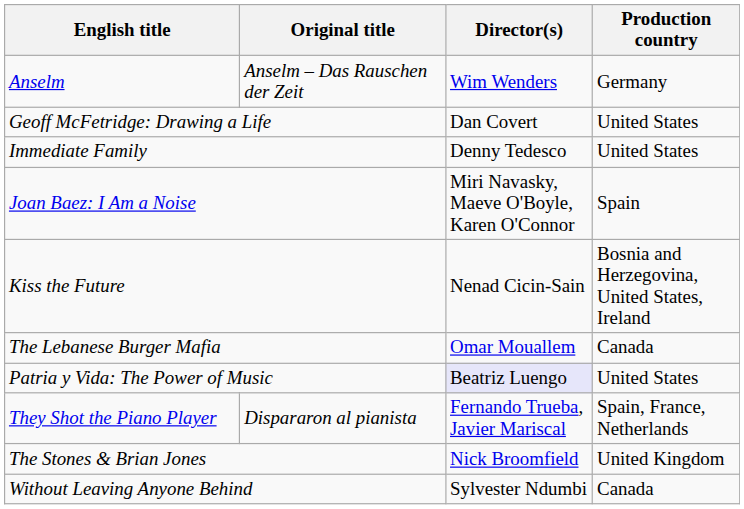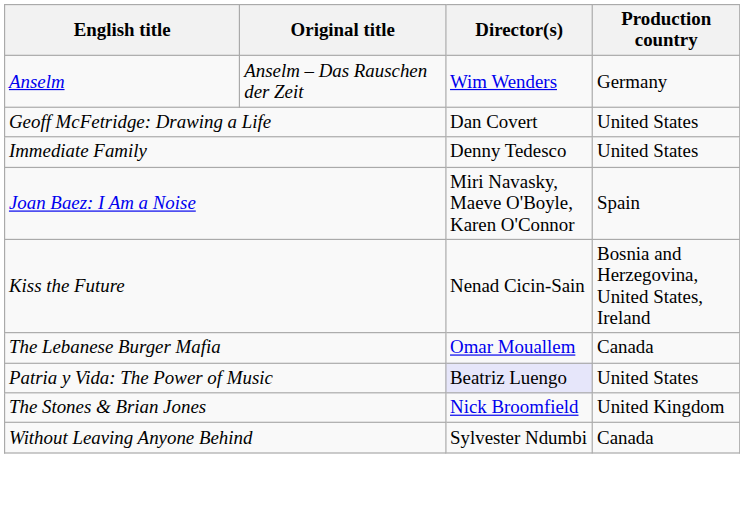- row: (113, 418)
